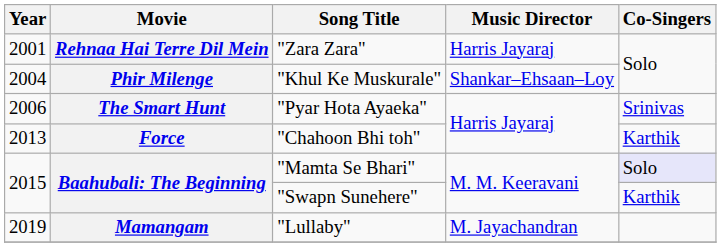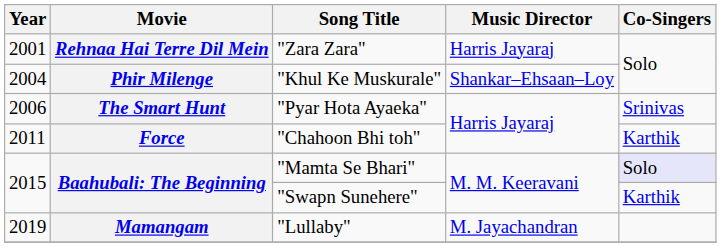(28, 138) 2013 -> (27, 138) 2011
